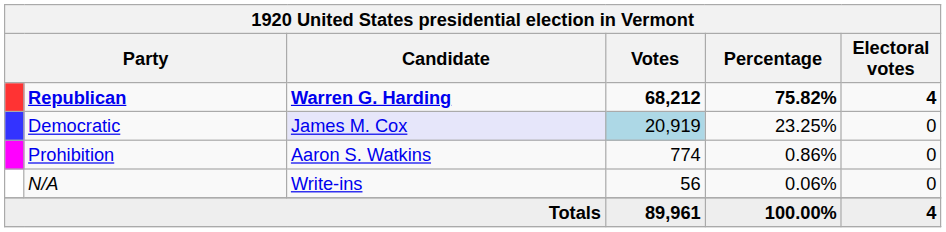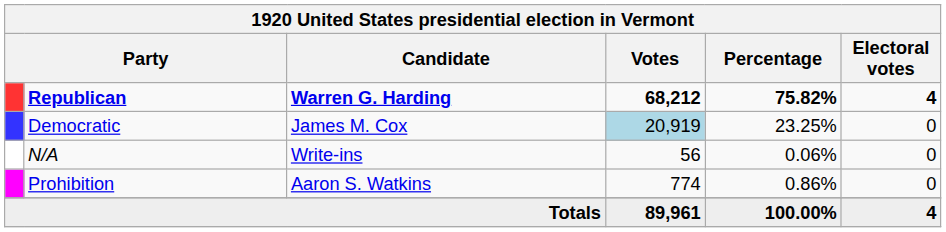(349, 126) lavender background -> (349, 126) no background
rows swapped: (71, 155) <-> (43, 184)
